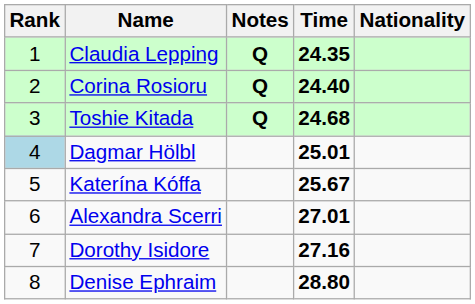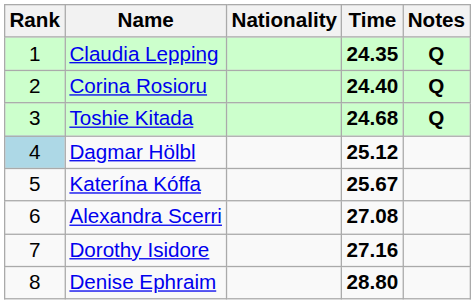columns swapped: (412, 20) <-> (260, 20)
(324, 151) 25.01 -> (372, 151) 25.12
(324, 217) 27.01 -> (372, 217) 27.08
